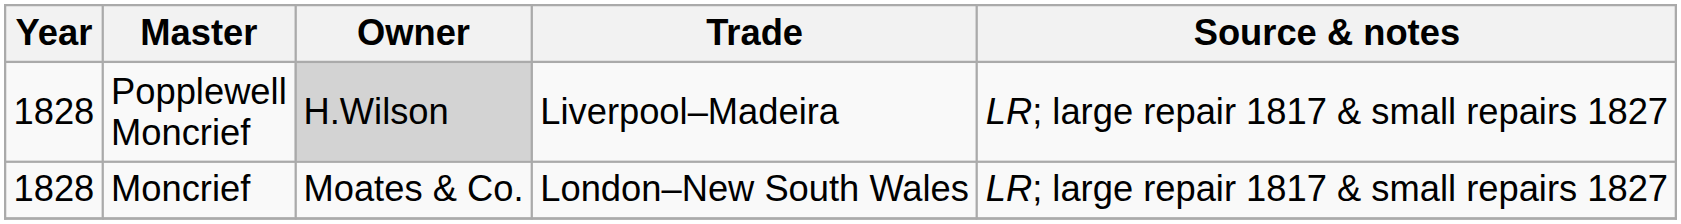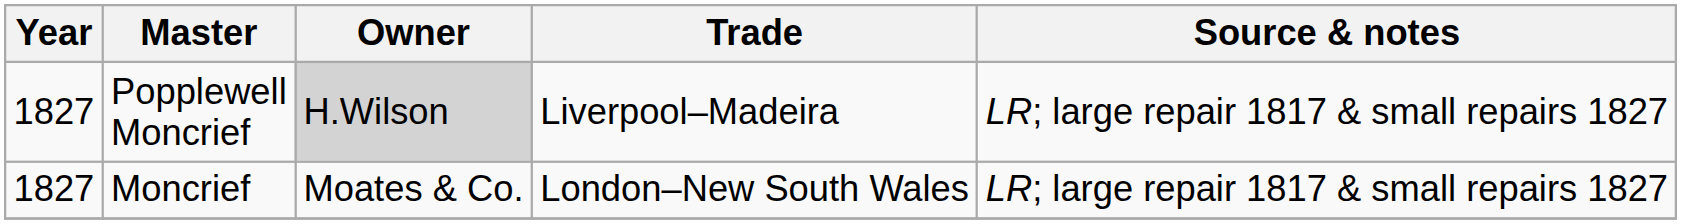(54, 111) 1828 -> (54, 111) 1827
(54, 189) 1828 -> (54, 189) 1827
